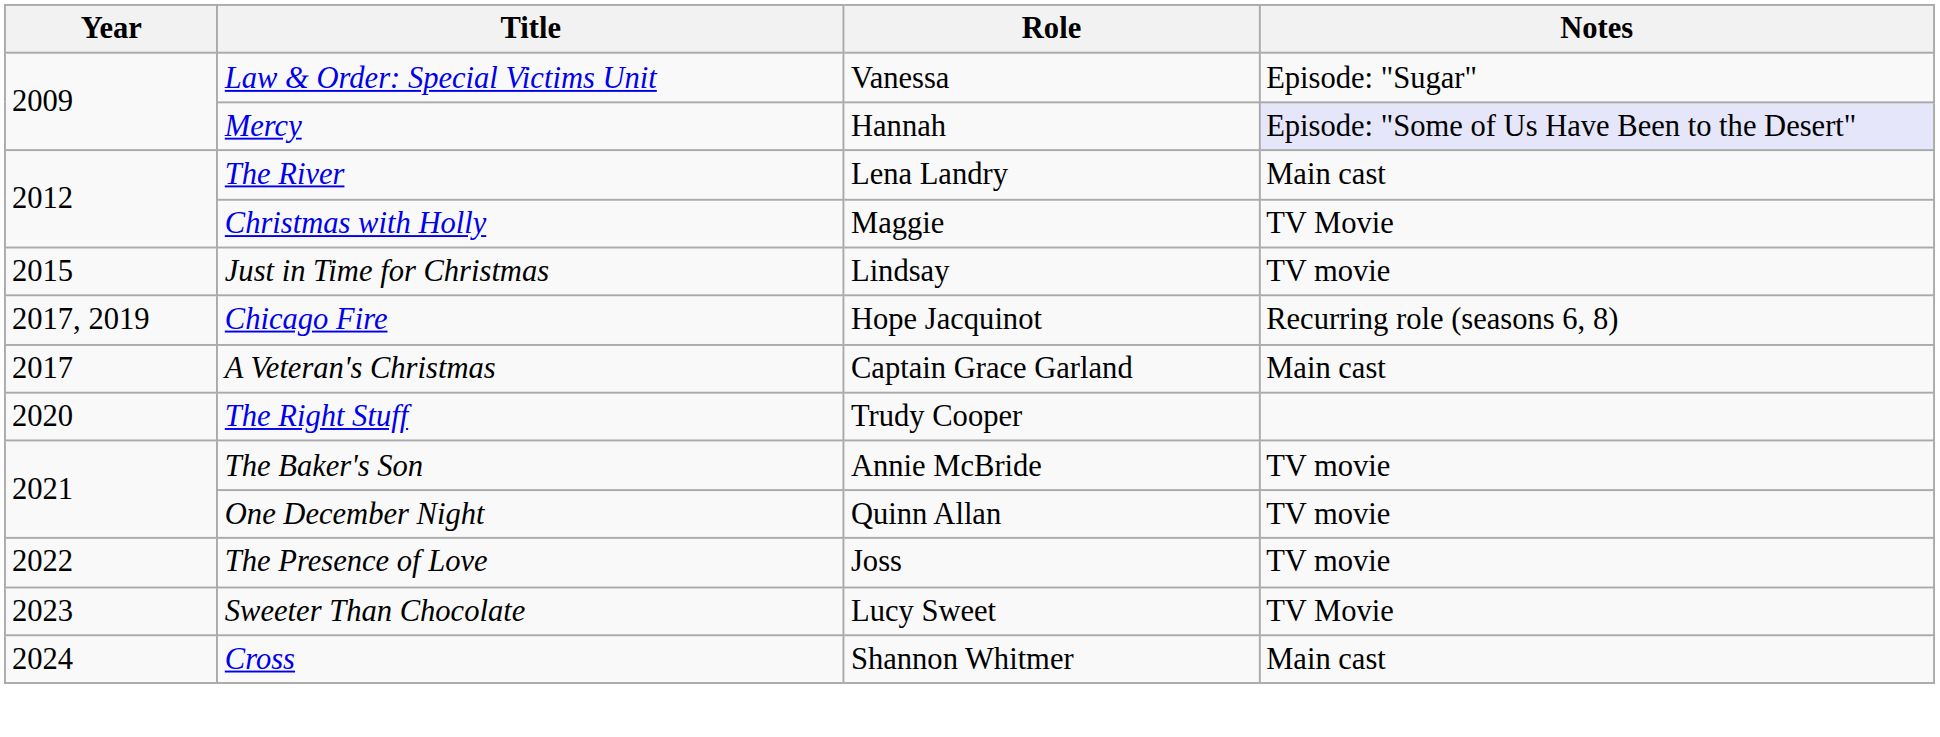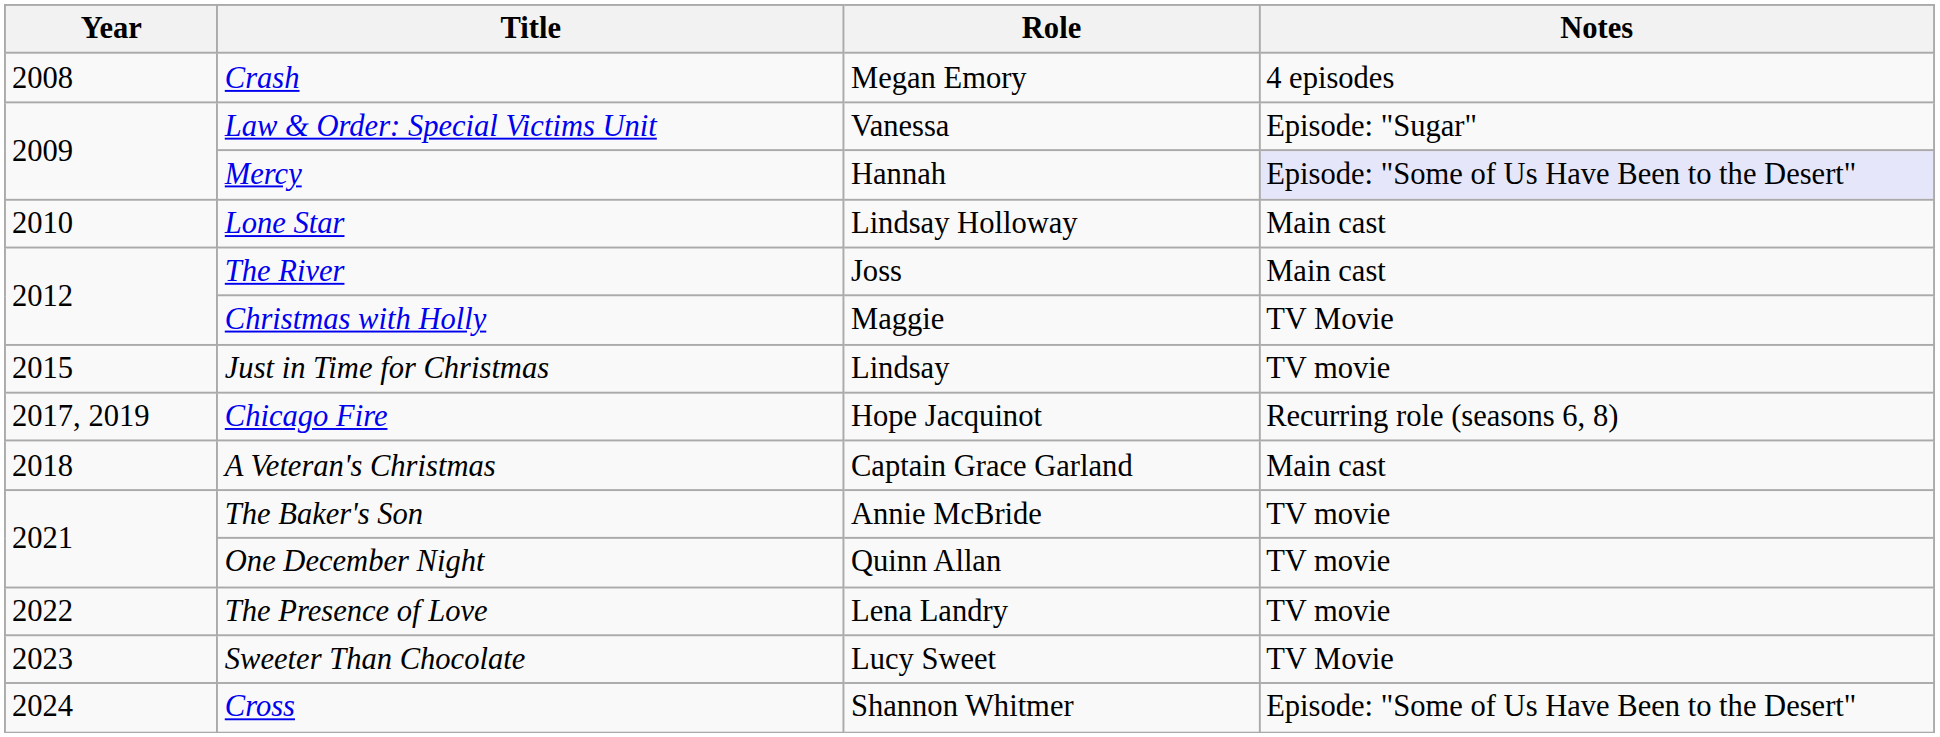+ row: (262, 77)
+ row: (285, 222)
(929, 174) Lena Landry -> (876, 271) Joss
(43, 367) 2017 -> (43, 464) 2018
- row: (316, 416)
(876, 561) Joss -> (929, 610) Lena Landry
(1326, 658) Main cast -> (1561, 707) Episode: "Some of Us Have Been to the Desert"
